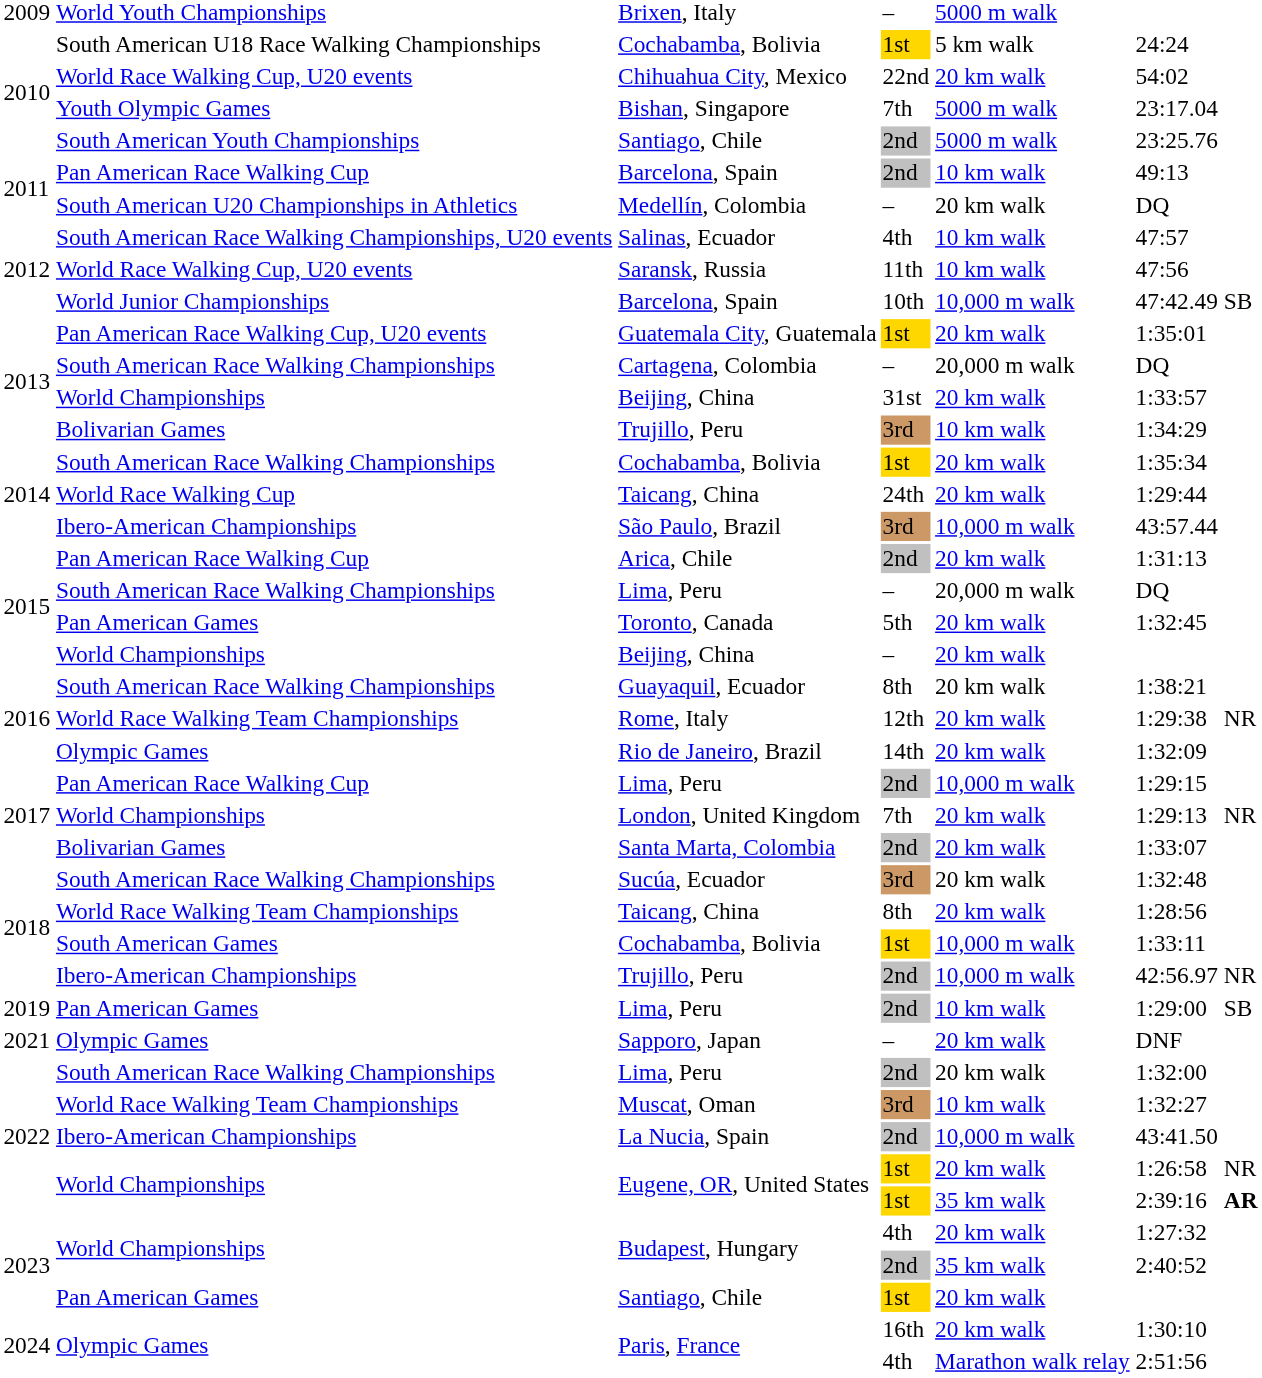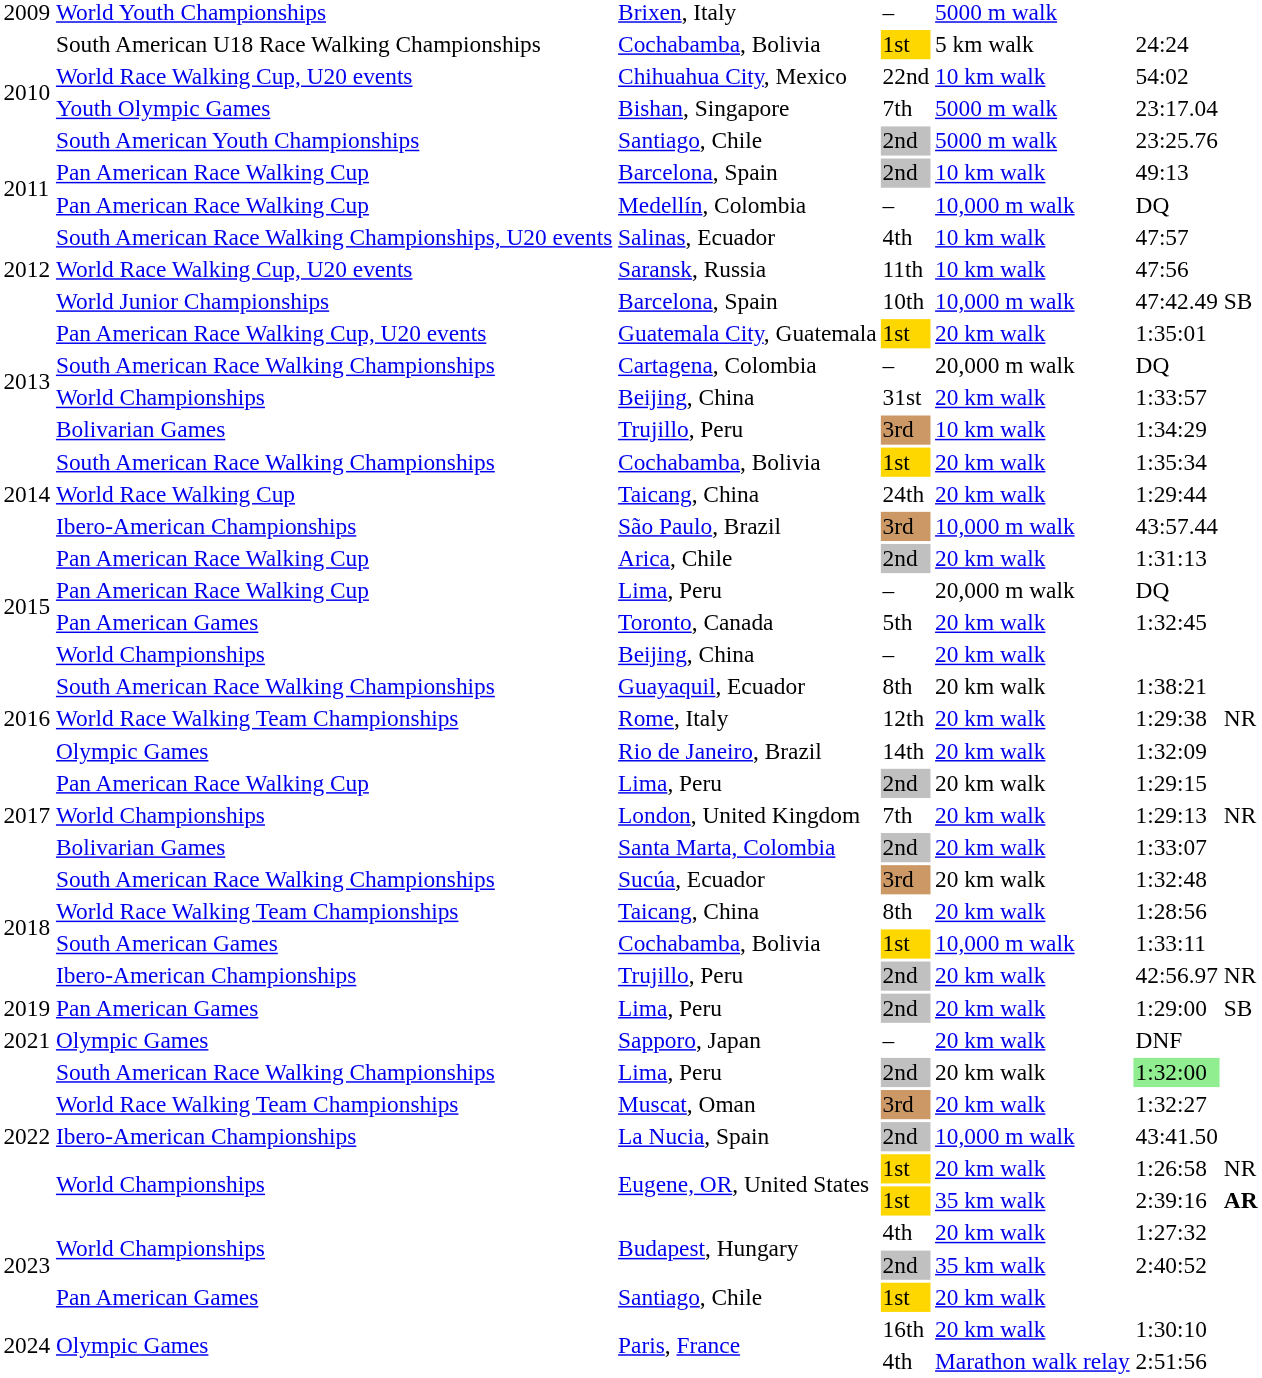(990, 76) 20 km walk -> (990, 76) 10 km walk
(287, 205) South American U20 Championships in Athletics -> (212, 205) Pan American Race Walking Cup
(990, 205) 20 km walk -> (1005, 205) 10,000 m walk
(275, 590) South American Race Walking Championships -> (212, 590) Pan American Race Walking Cup
(1005, 783) 10,000 m walk -> (990, 783) 20 km walk
(1005, 975) 10,000 m walk -> (990, 975) 20 km walk
(990, 1008) 10 km walk -> (990, 1008) 20 km walk
(1171, 1072) no background -> (1171, 1072) lightgreen background
(990, 1104) 10 km walk -> (990, 1104) 20 km walk
